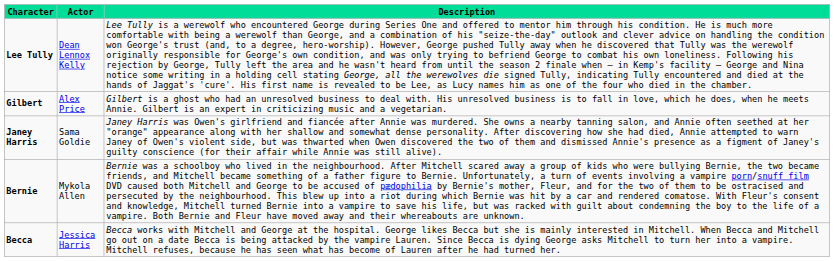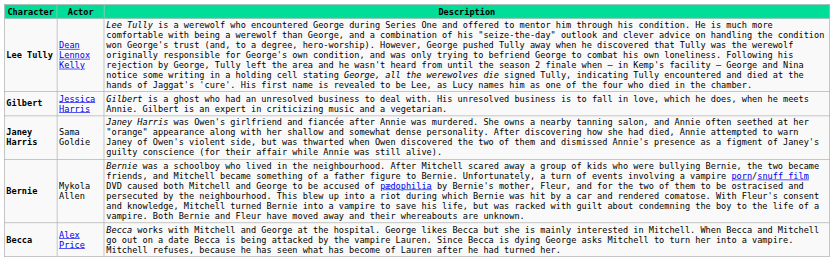(72, 104) Alex Price -> (77, 104) Jessica Harris
(77, 240) Jessica Harris -> (72, 240) Alex Price
